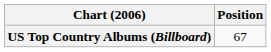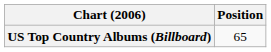(240, 36) 67 -> (240, 36) 65
